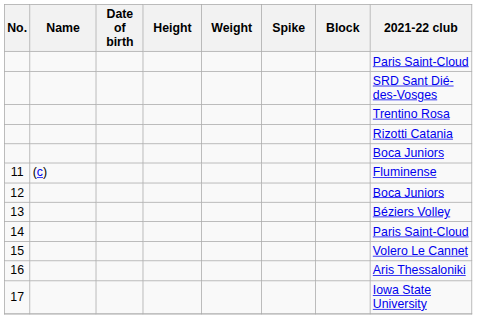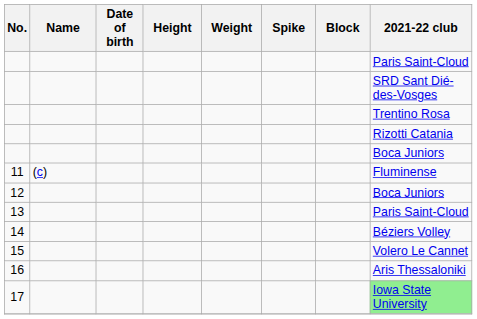(412, 212) Béziers Volley -> (421, 212) Paris Saint-Cloud
(421, 231) Paris Saint-Cloud -> (412, 231) Béziers Volley
(402, 297) no background -> (402, 297) lightgreen background
